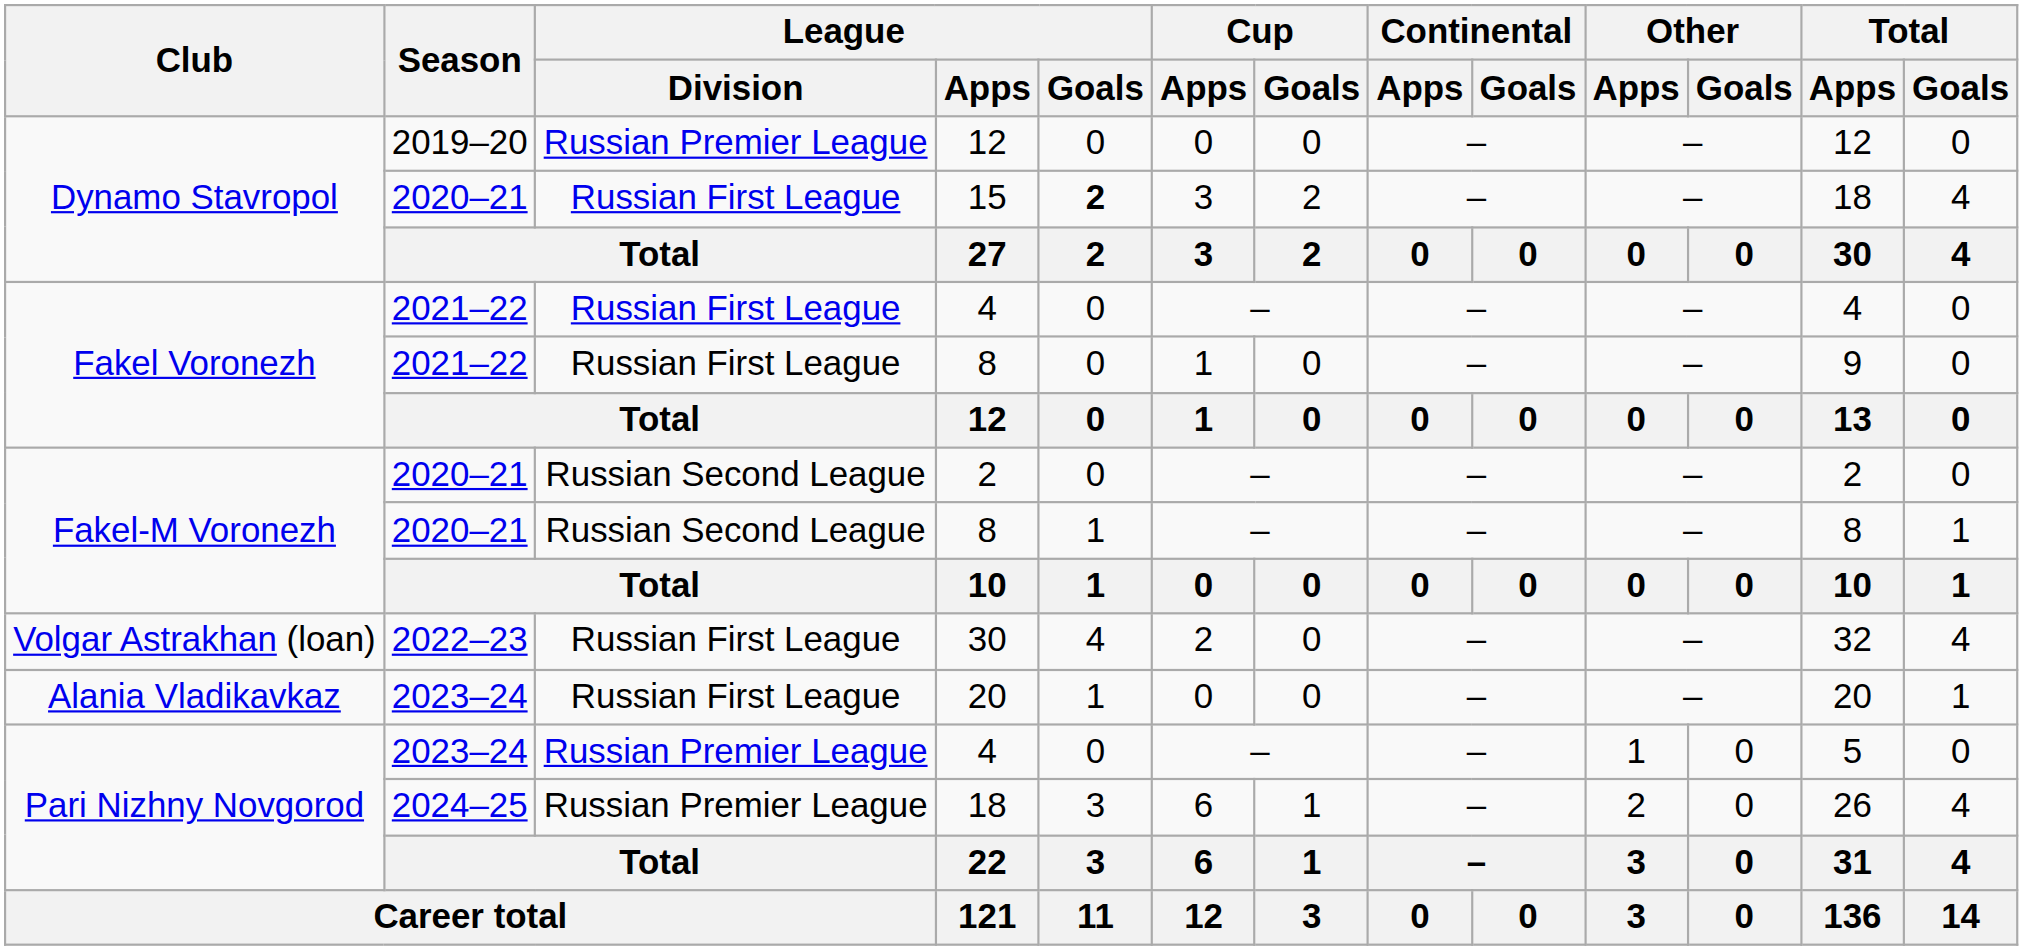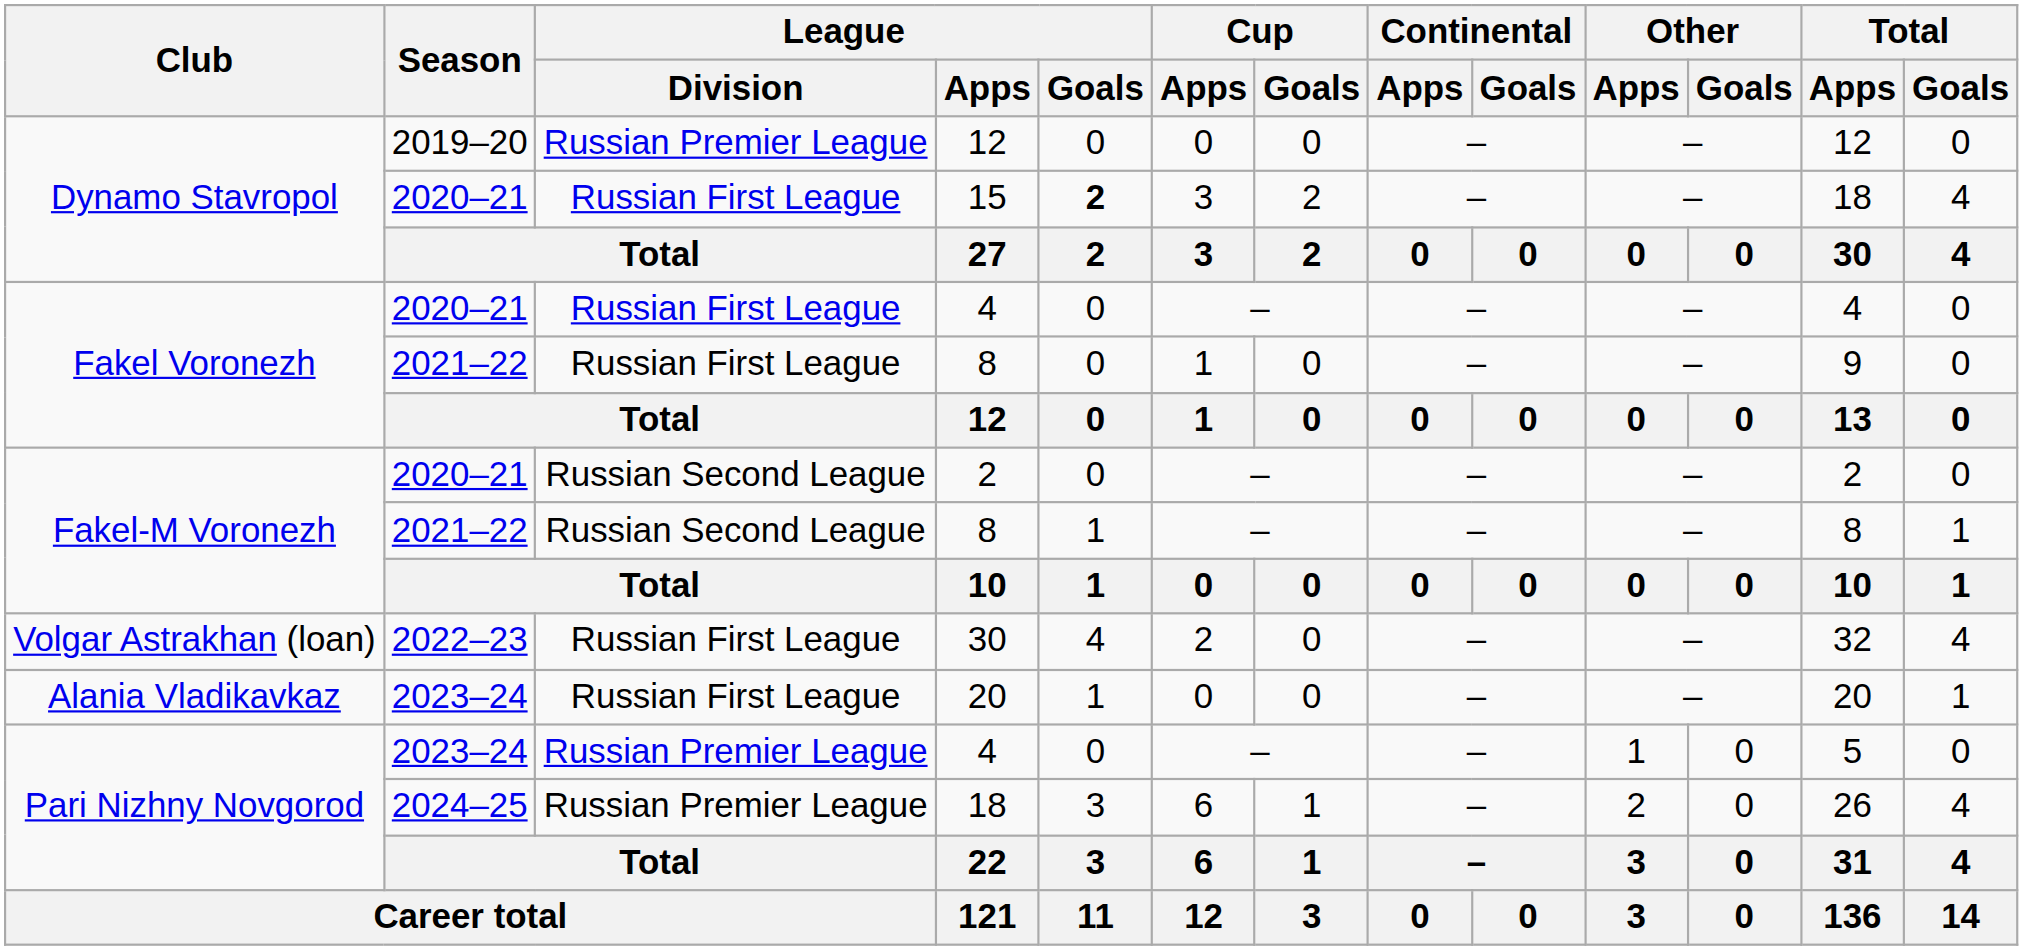(460, 308) 2021–22 -> (460, 308) 2020–21
(460, 530) 2020–21 -> (460, 530) 2021–22
